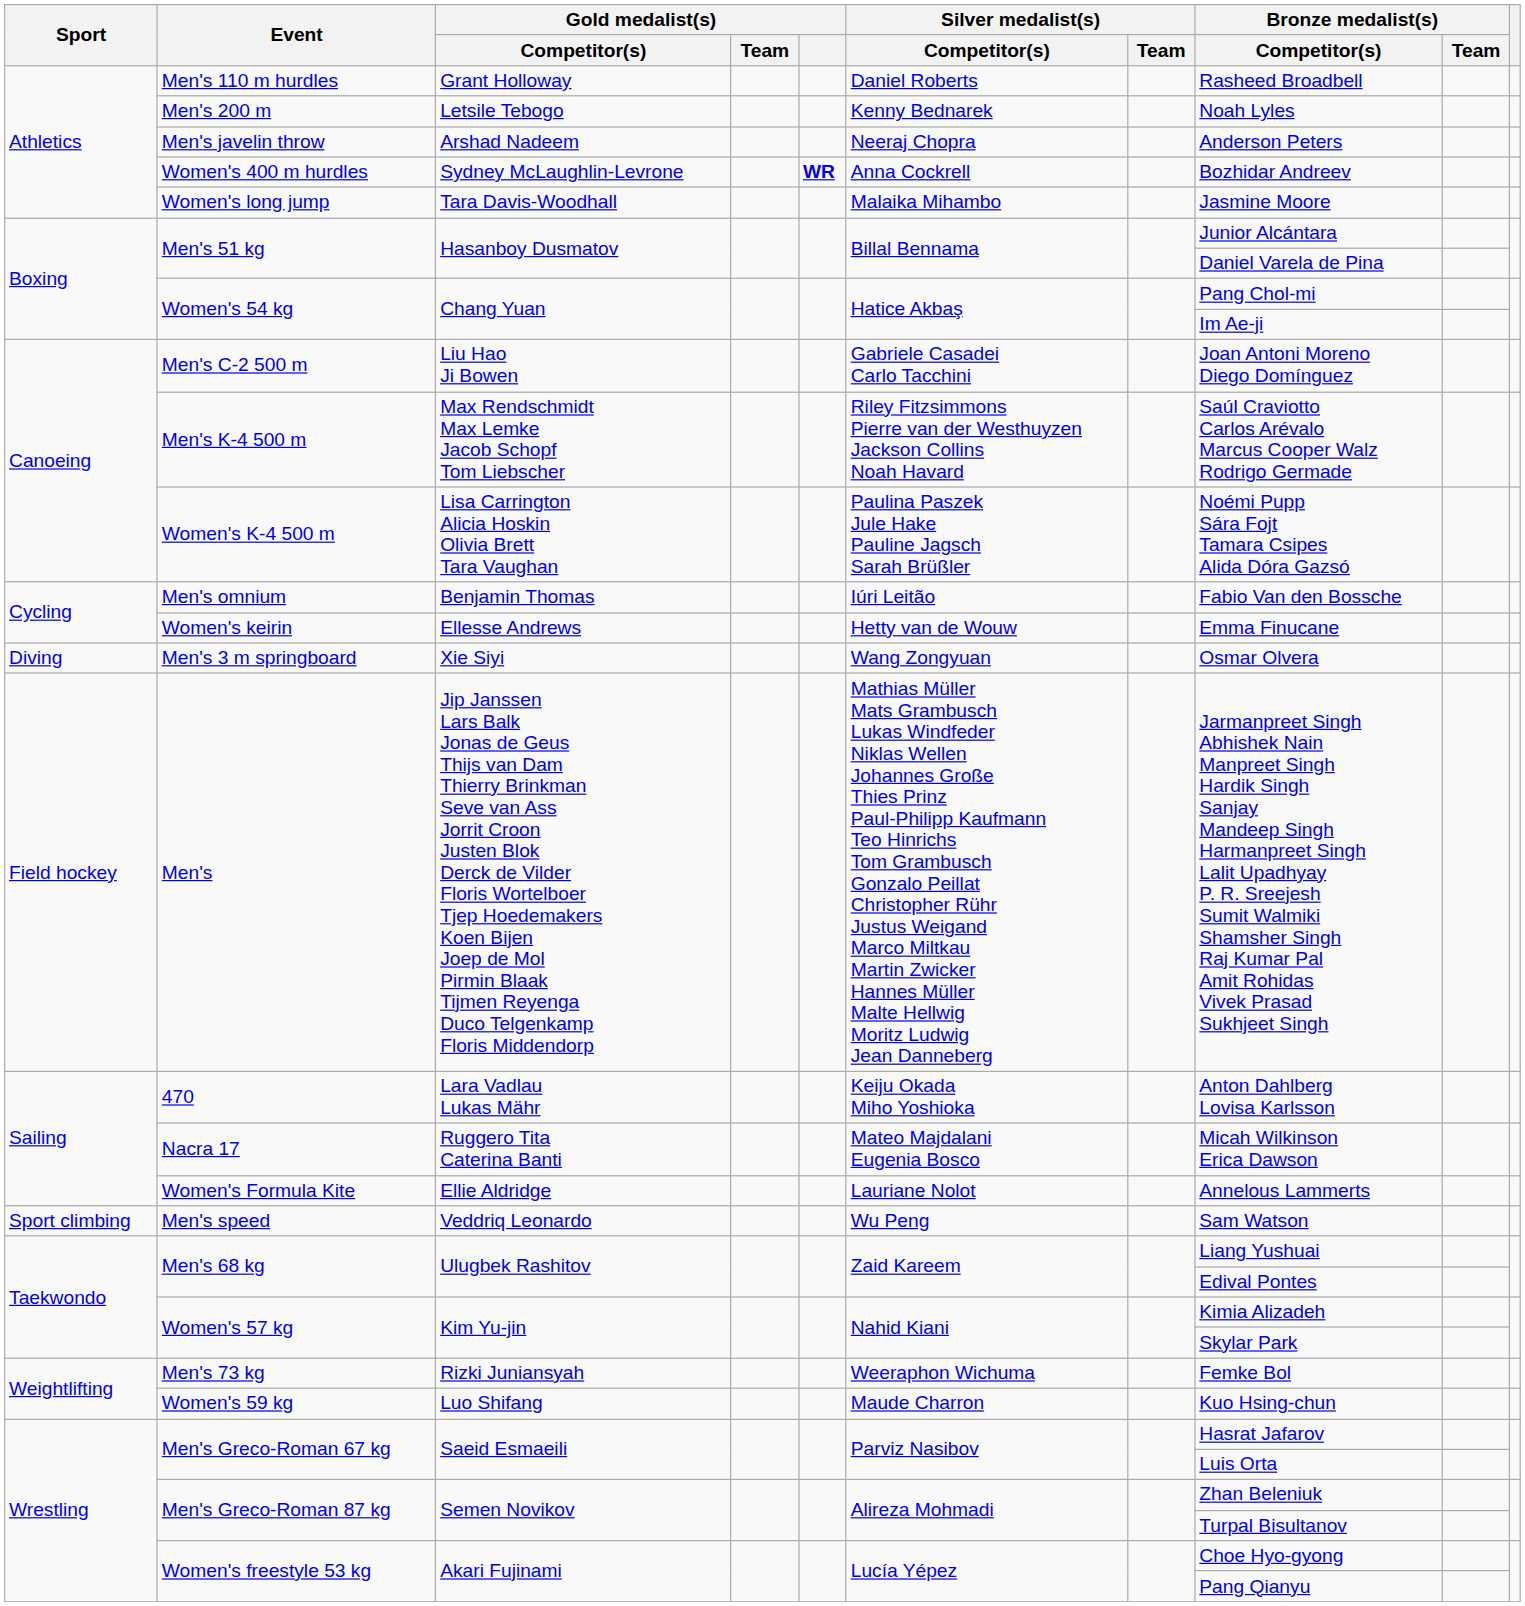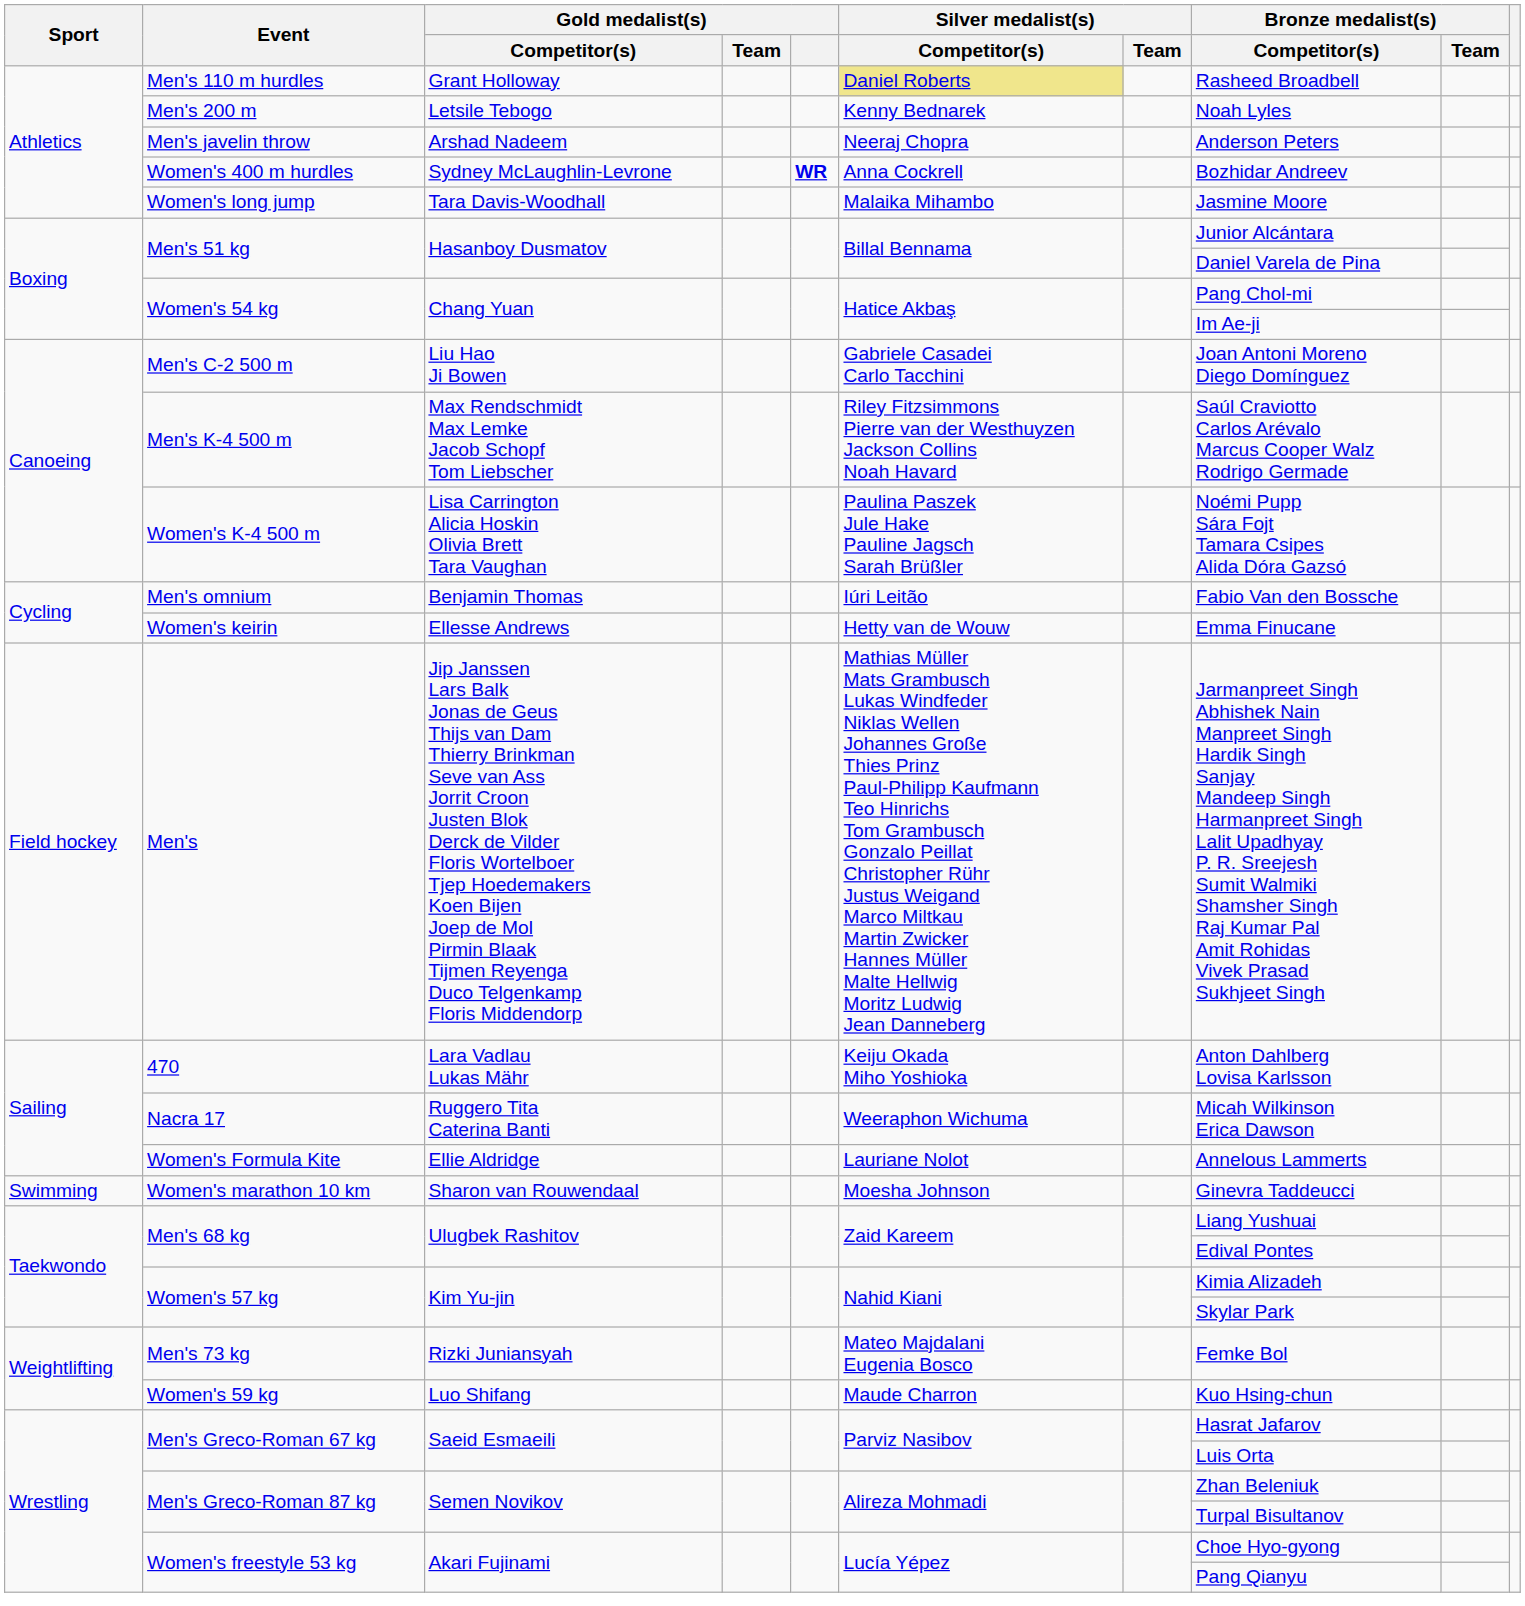(914, 80) no background -> (907, 80) khaki background
- row: (259, 658)
(921, 1149) Mateo Majdalani Eugenia Bosco -> (936, 1118) Weeraphon Wichuma
- row: (216, 1220)
+ row: (259, 1190)
(943, 1373) Weeraphon Wichuma -> (914, 1353) Mateo Majdalani Eugenia Bosco
